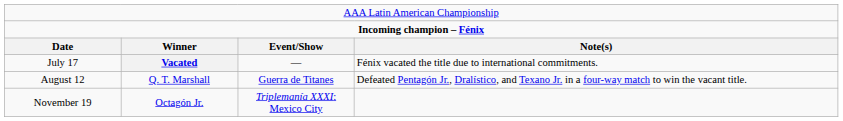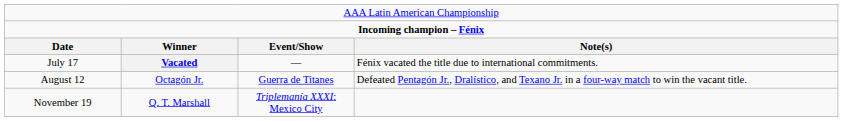(179, 79) Q. T. Marshall -> (179, 79) Octagón Jr.
(179, 102) Octagón Jr. -> (179, 102) Q. T. Marshall
